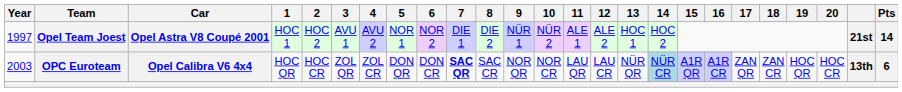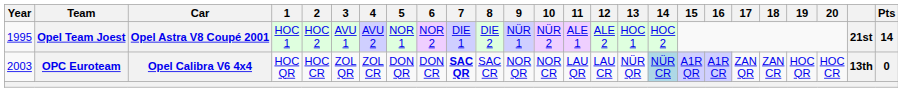(19, 37) 1997 -> (19, 37) 1995
(887, 66) 6 -> (887, 66) 0
